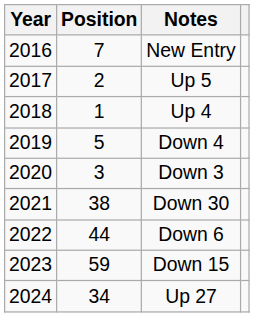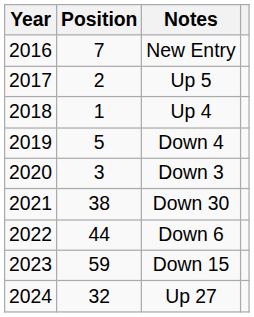(99, 296) 34 -> (99, 296) 32
